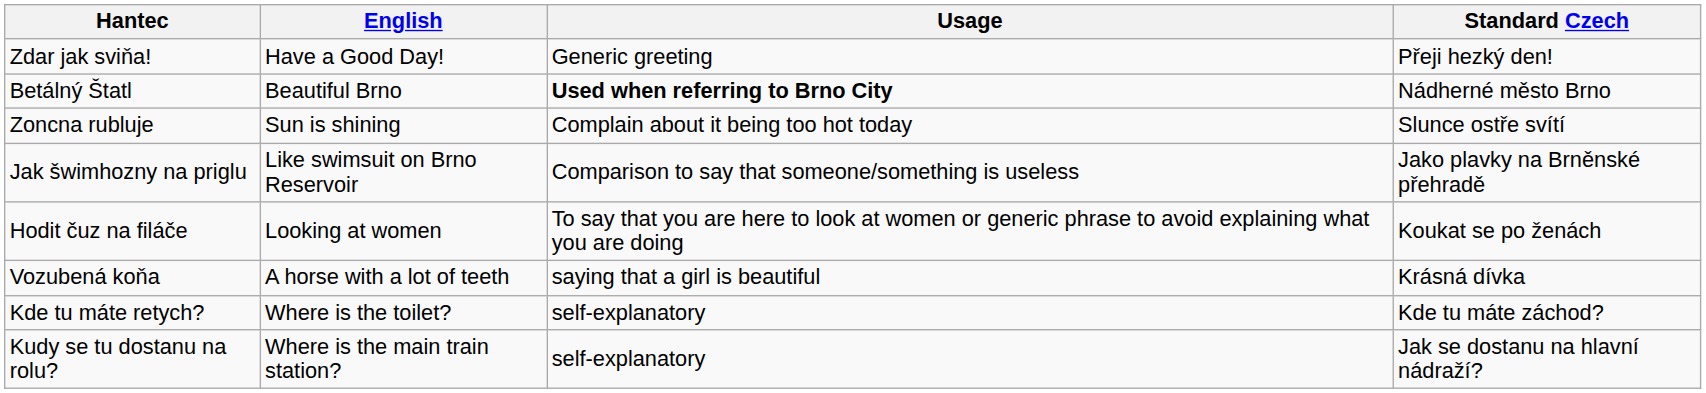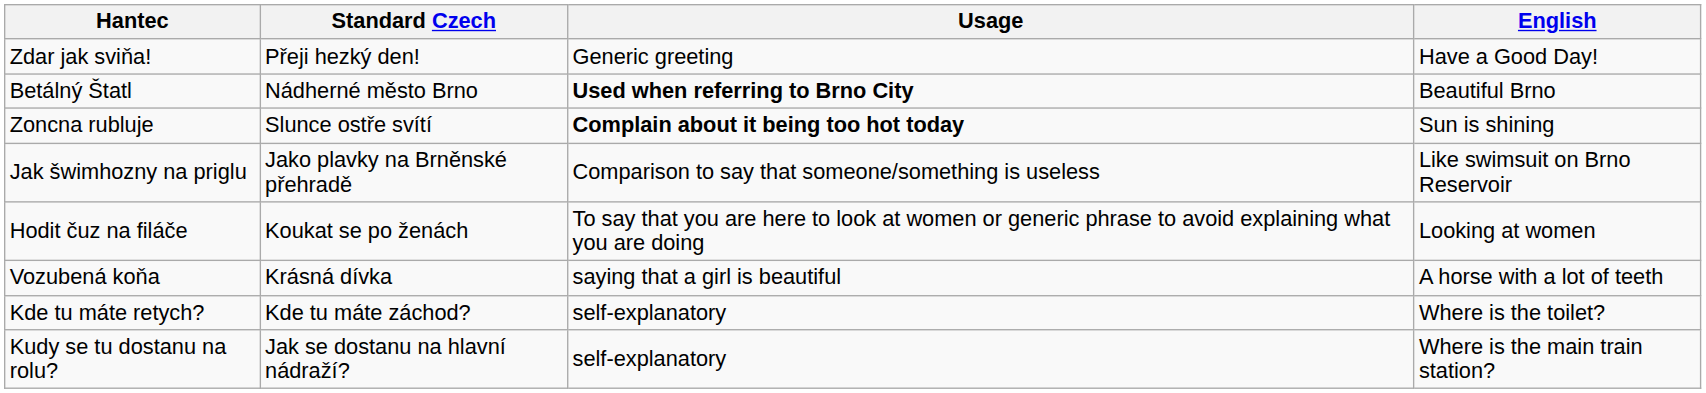columns swapped: (1547, 21) <-> (403, 21)
(732, 125) normal -> (768, 125) bold
